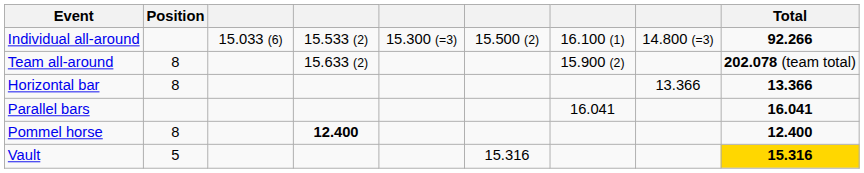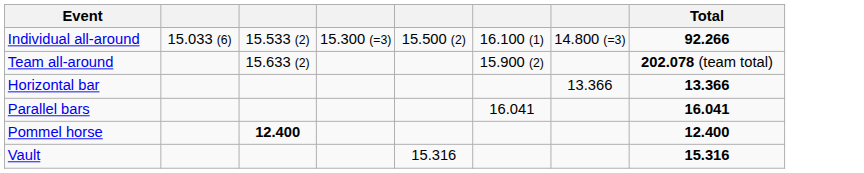- column: (175, 16)
(790, 156) gold background -> (707, 156) no background
